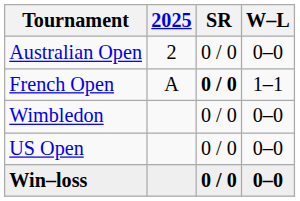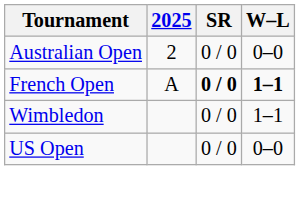(268, 84) normal -> (268, 84) bold
(268, 116) 0–0 -> (268, 116) 1–1
- row: (48, 180)
